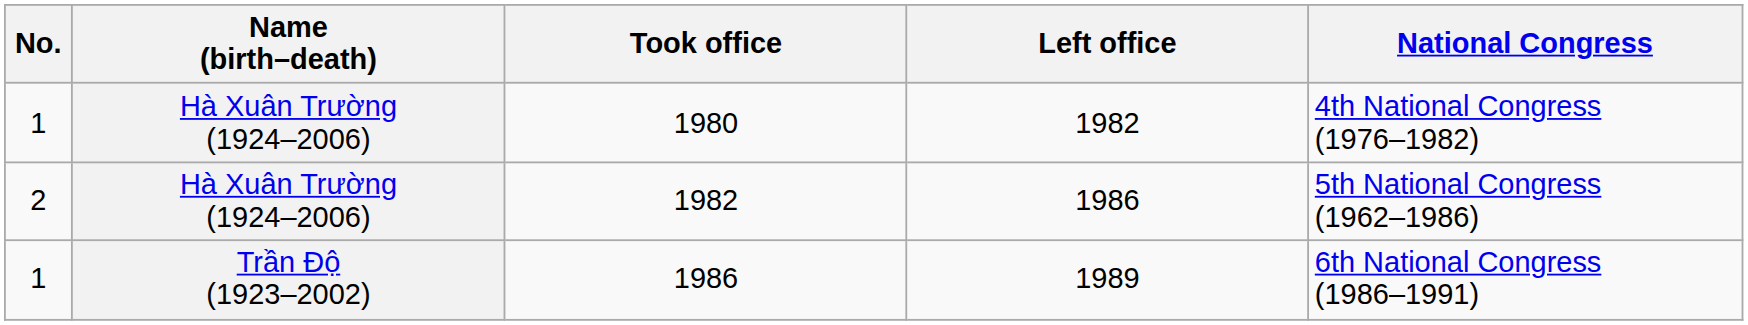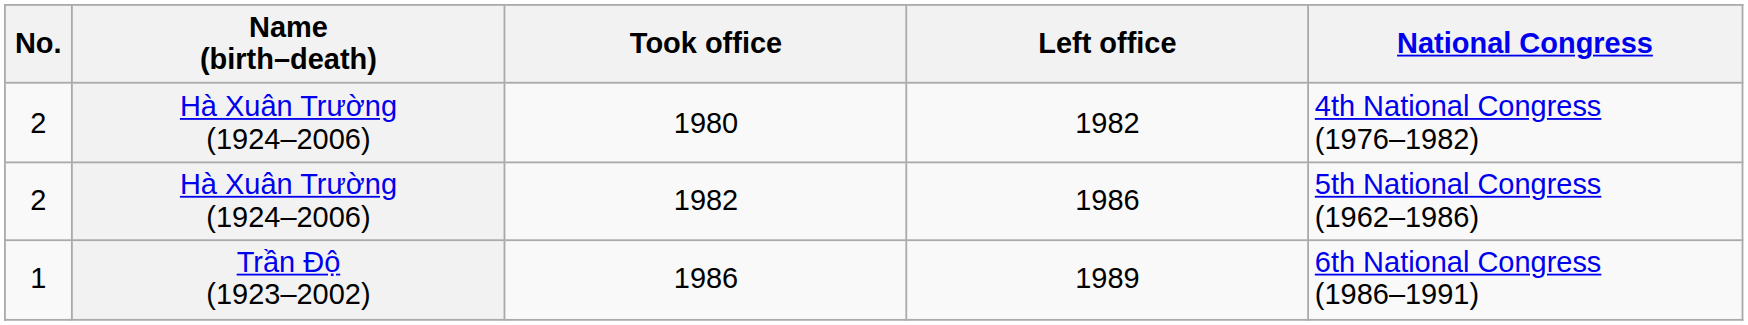(38, 122) 1 -> (38, 122) 2
